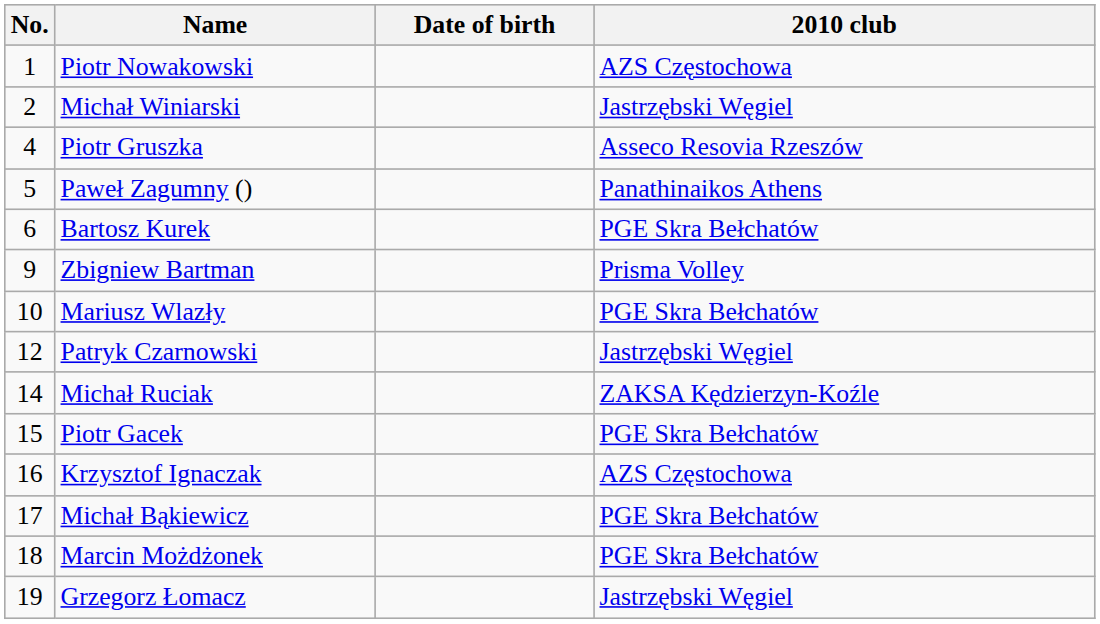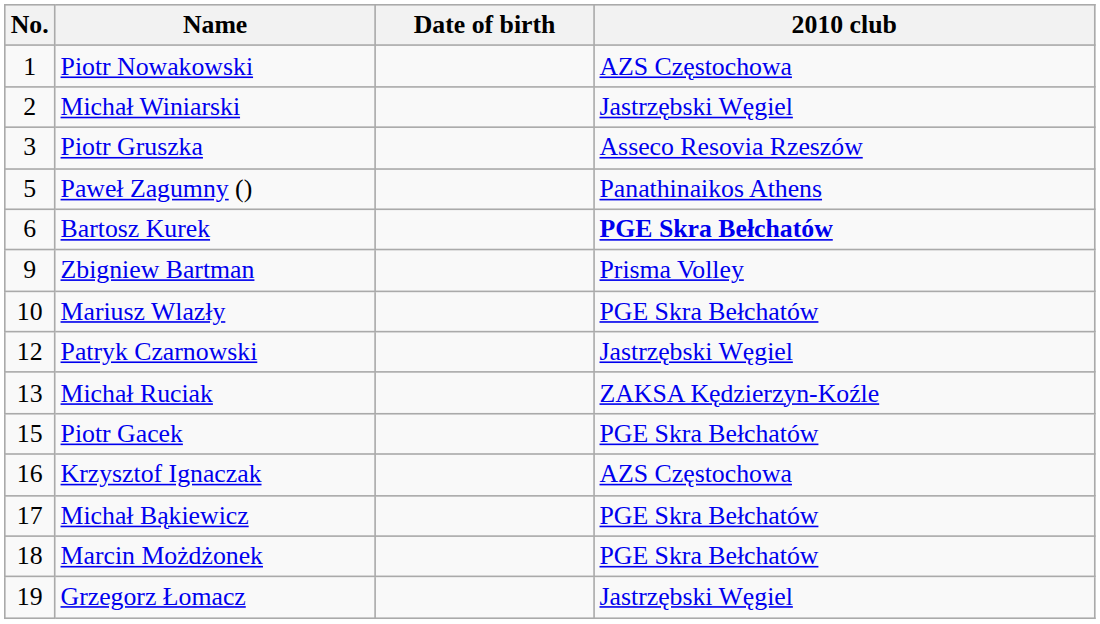(30, 147) 4 -> (30, 147) 3
(709, 229) normal -> (716, 229) bold
(30, 392) 14 -> (30, 392) 13
